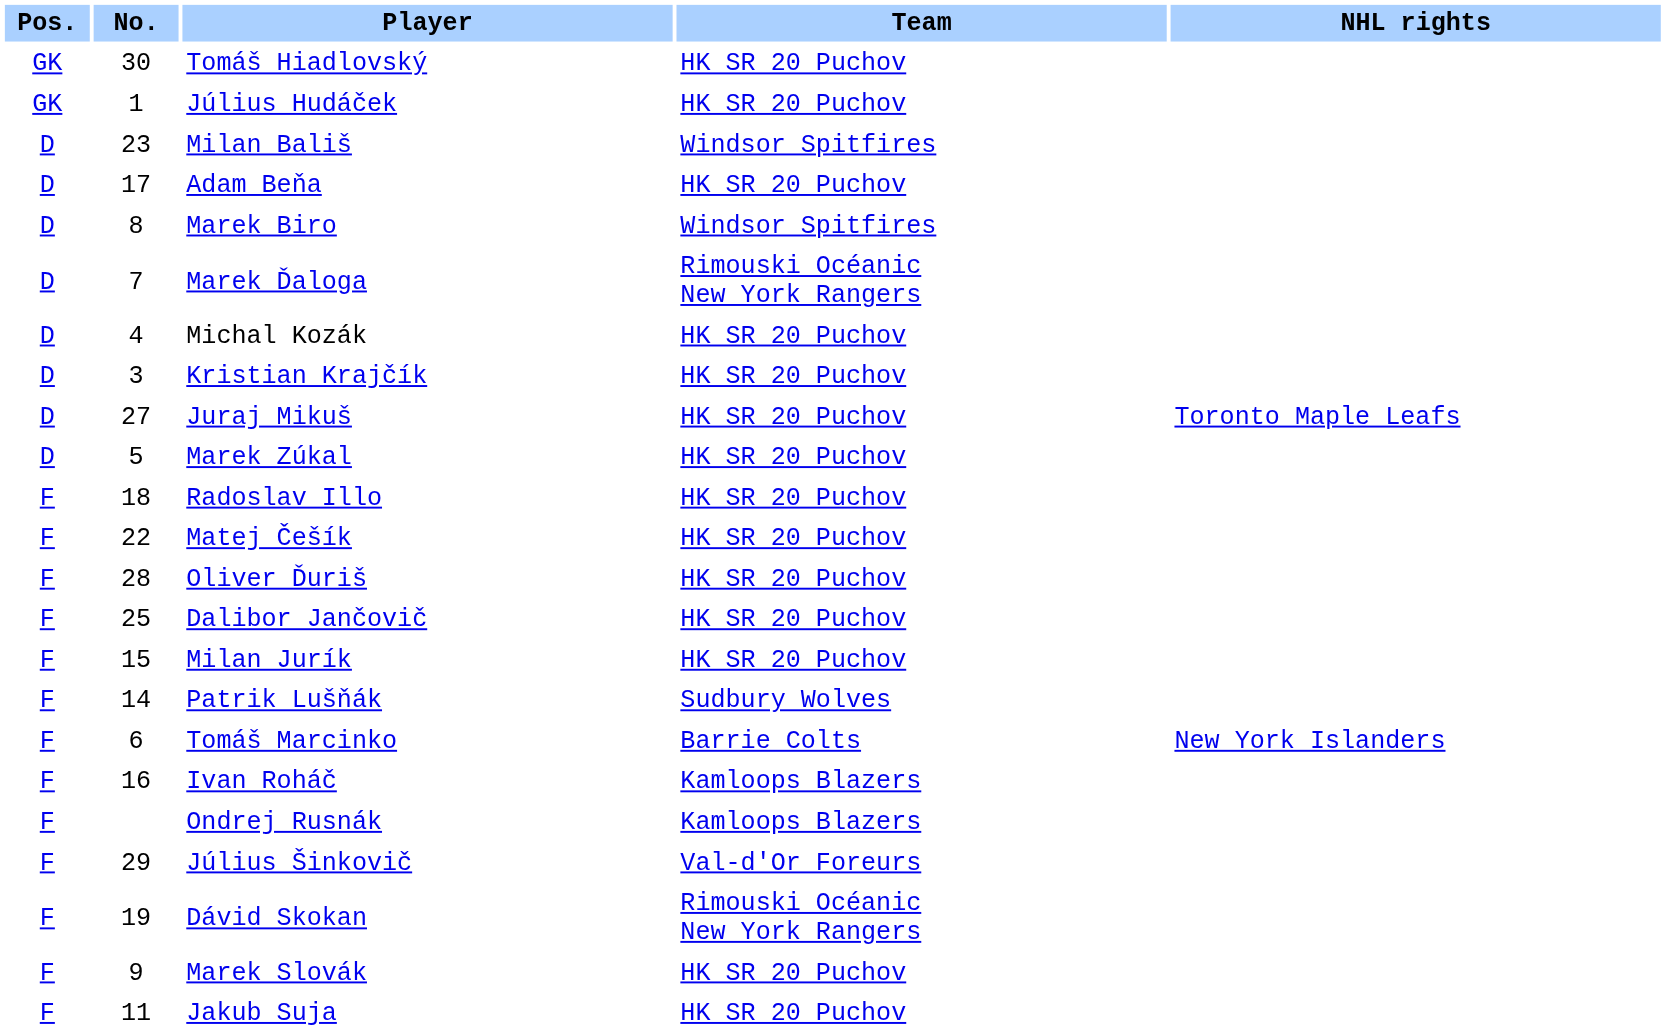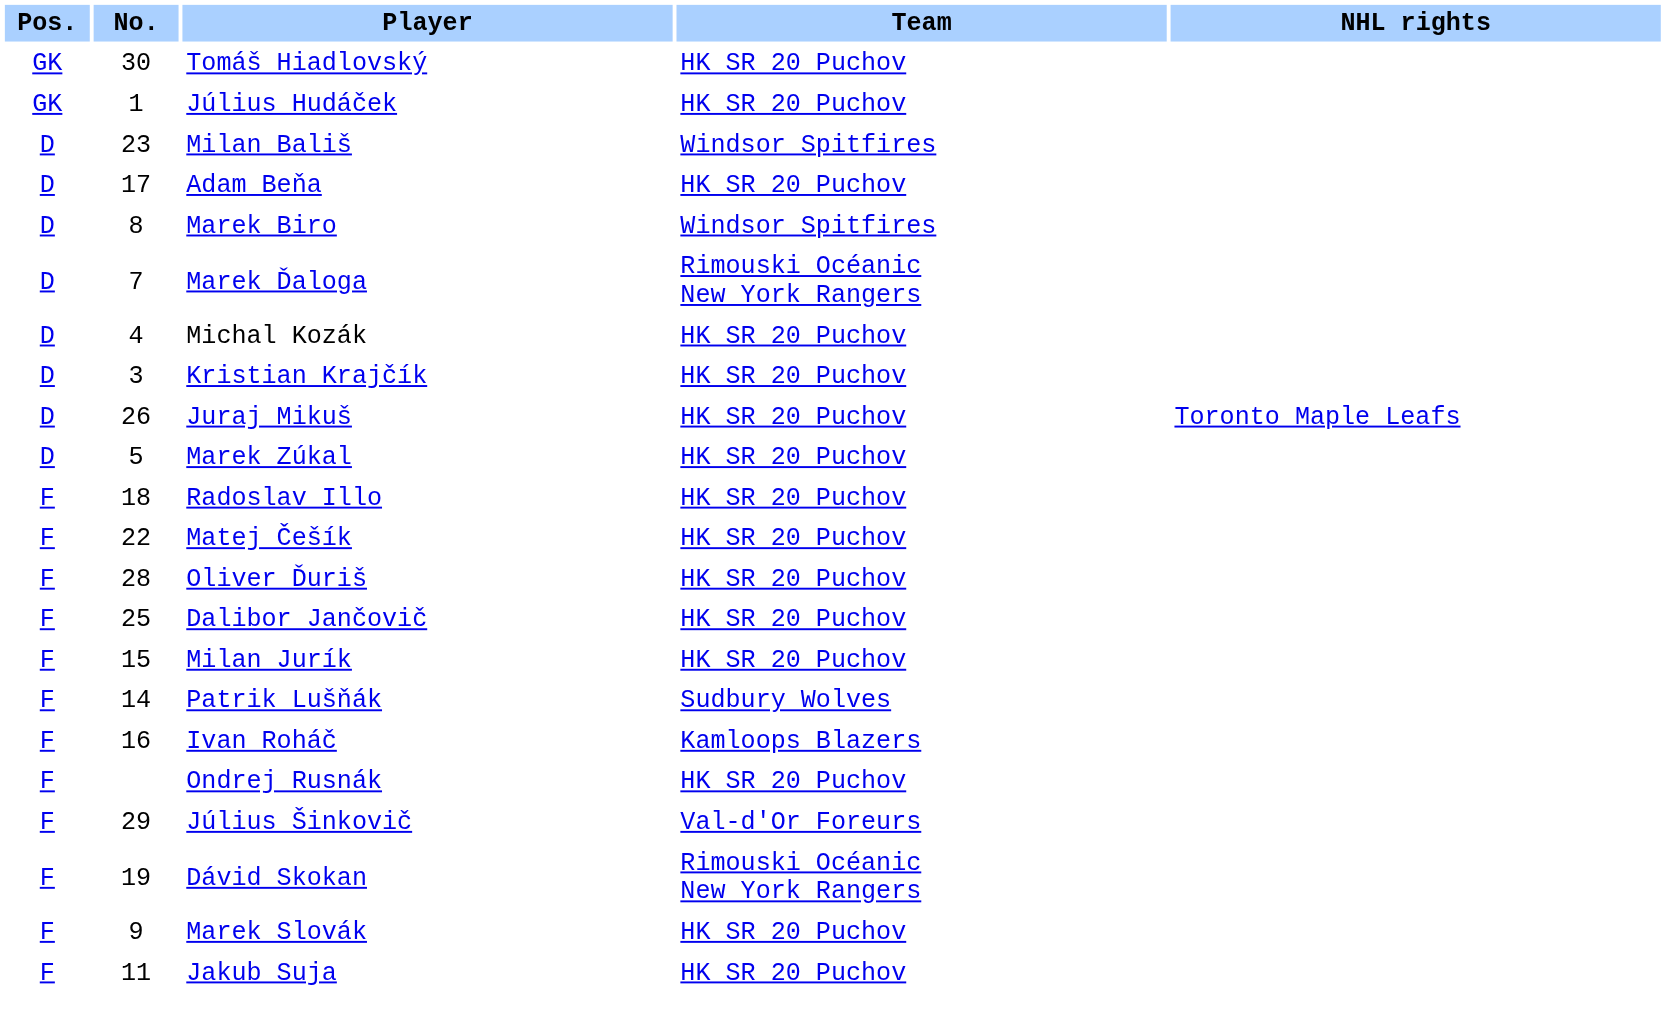(136, 417) 27 -> (136, 417) 26
- row: (292, 741)
(801, 822) Kamloops Blazers -> (793, 782) HK SR 20 Puchov
